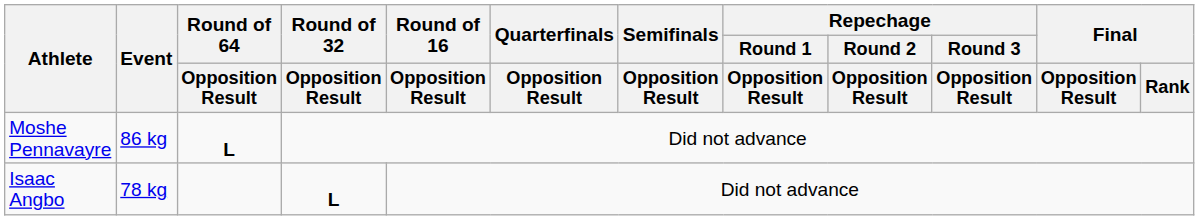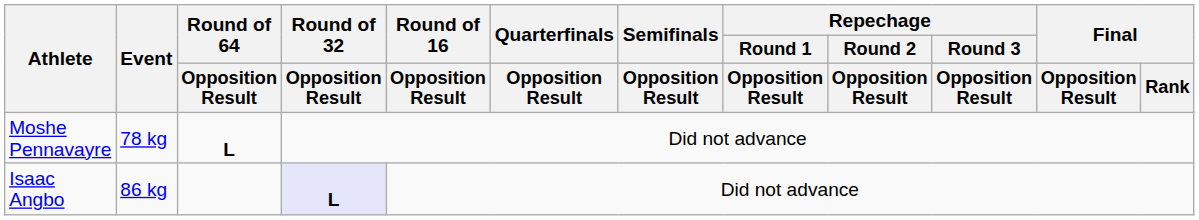(144, 138) 86 kg -> (144, 138) 78 kg
(144, 190) 78 kg -> (144, 190) 86 kg
(334, 200) no background -> (334, 200) lavender background
